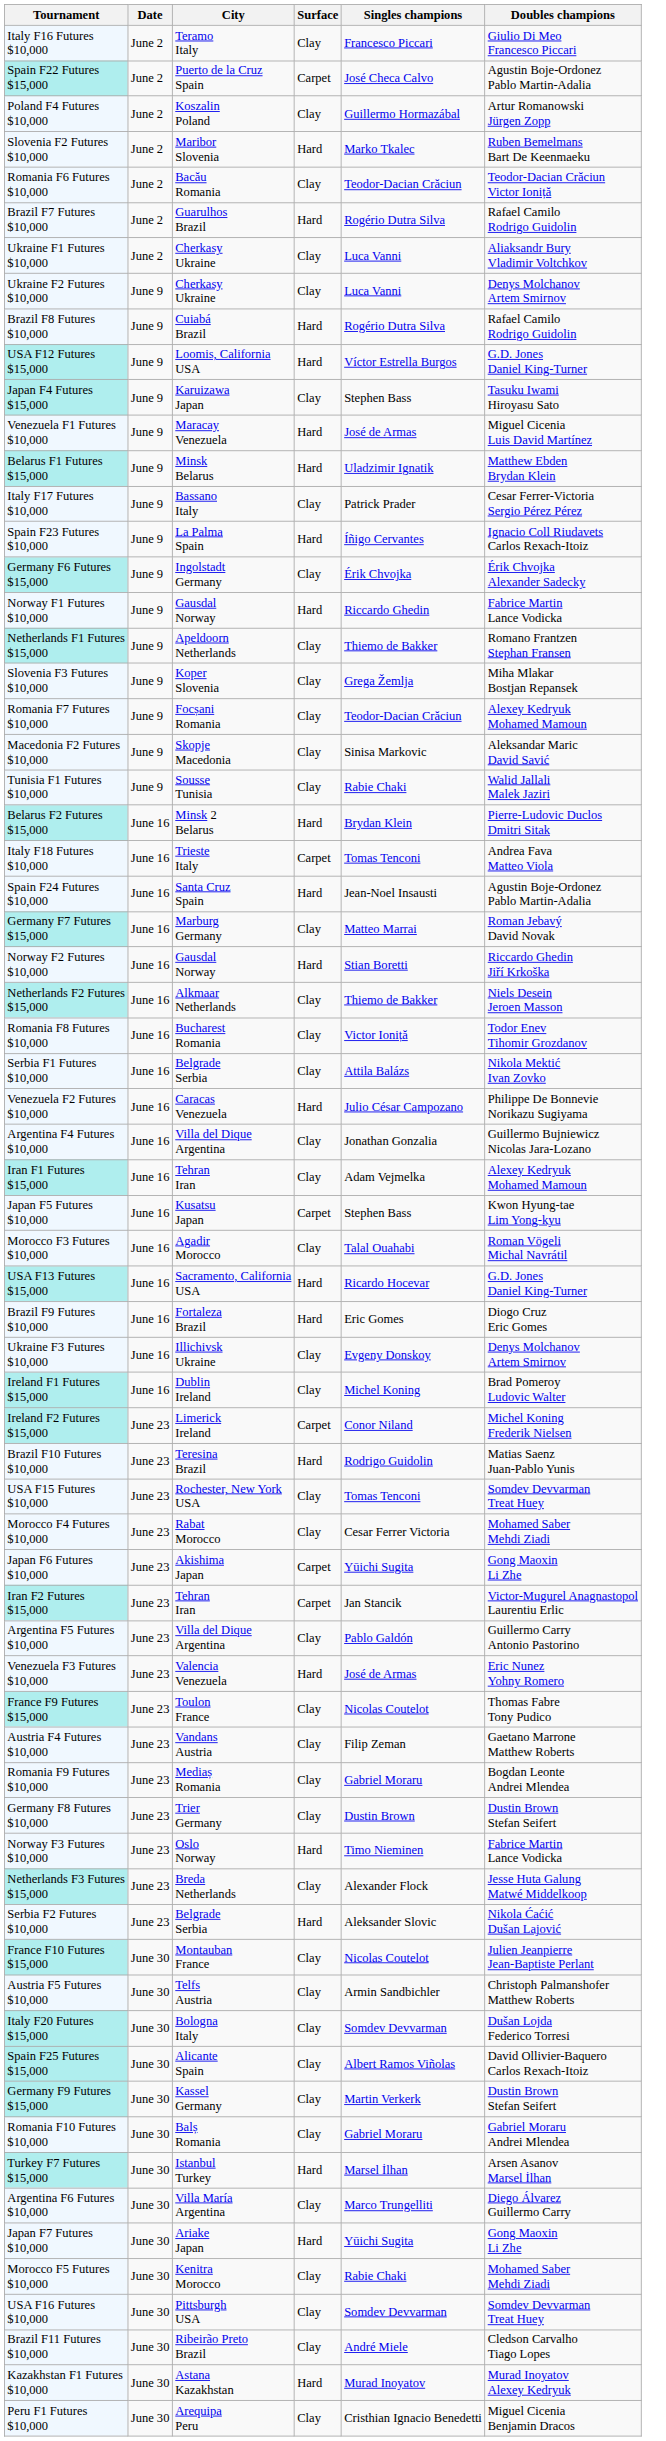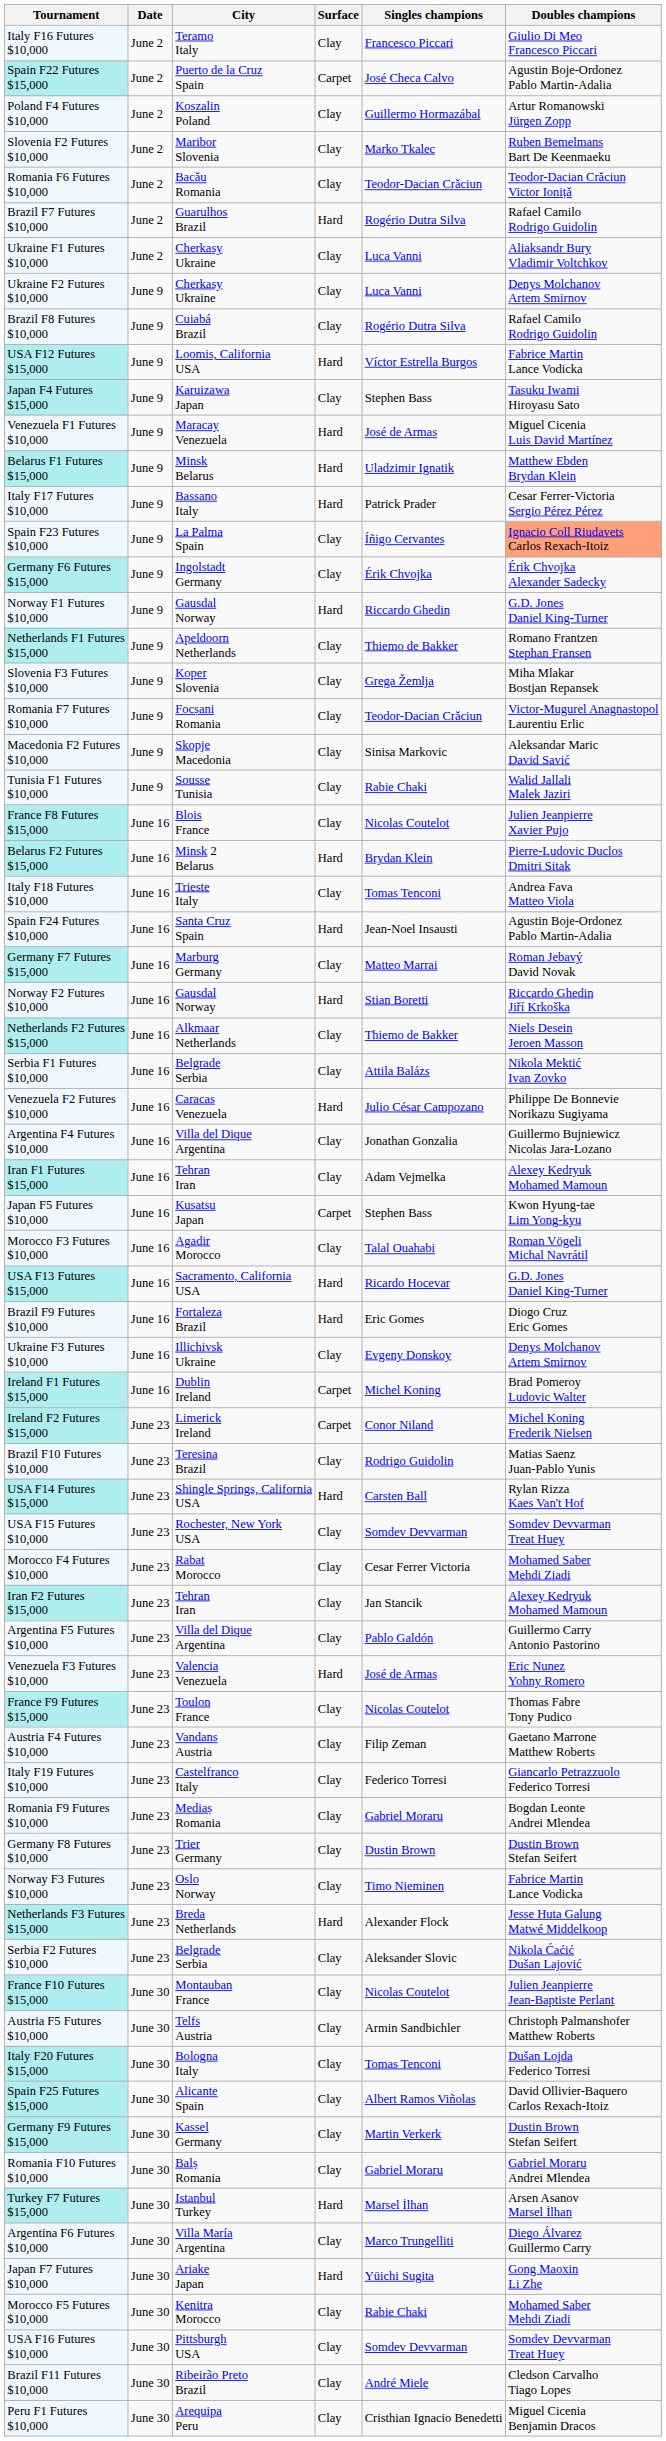(310, 149) Hard -> (330, 149) Clay
(310, 326) Hard -> (330, 326) Clay
(537, 362) G.D. Jones Daniel King-Turner -> (546, 362) Fabrice Martin Lance Vodicka
(309, 504) Clay -> (330, 504) Hard
(310, 539) Hard -> (330, 539) Clay
(545, 539) no background -> (566, 539) lightsalmon background
(525, 610) Fabrice Martin Lance Vodicka -> (558, 610) G.D. Jones Daniel King-Turner
(537, 716) Alexey Kedryuk Mohamed Mamoun -> (583, 716) Victor-Mugurel Anagnastopol Laurentiu Erlic
+ row: (53, 823)
(314, 858) Carpet -> (330, 894) Clay
- row: (58, 1035)
(309, 1390) Clay -> (334, 1390) Carpet
(310, 1461) Hard -> (330, 1461) Clay
+ row: (51, 1496)
(382, 1496) Tomas Tenconi -> (416, 1532) Somdev Devvarman
- row: (50, 1567)
(314, 1603) Carpet -> (330, 1603) Clay
(563, 1603) Victor-Mugurel Anagnastopol Laurentiu Erlic -> (558, 1603) Alexey Kedryuk Mohamed Mamoun
+ row: (50, 1780)
(310, 1851) Hard -> (330, 1886) Clay
(309, 1886) Clay -> (330, 1922) Hard
(310, 1922) Hard -> (330, 1957) Clay
(395, 2028) Somdev Devvarman -> (403, 2064) Tomas Tenconi
- row: (65, 2383)
